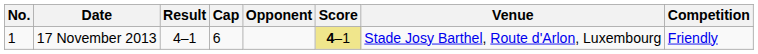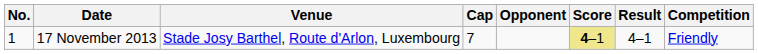columns swapped: (513, 15) <-> (185, 15)
(217, 37) 6 -> (471, 37) 7
